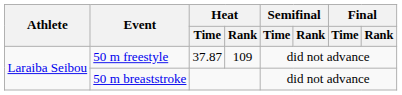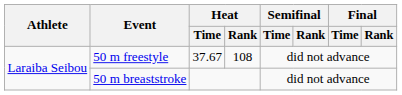(207, 57) 37.87 -> (207, 57) 37.67
(243, 57) 109 -> (243, 57) 108
